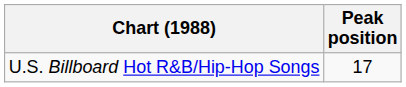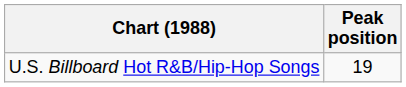(363, 67) 17 -> (363, 67) 19
